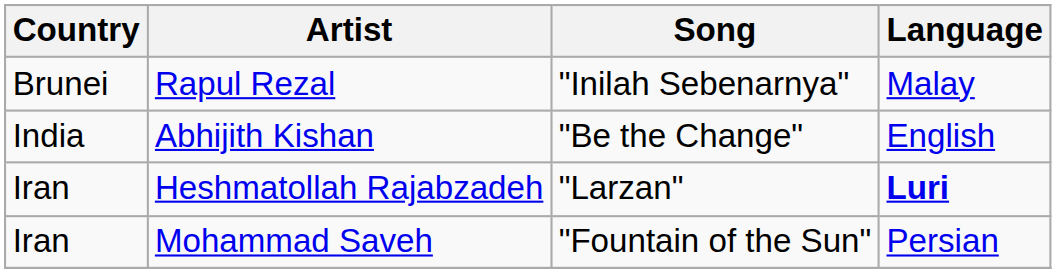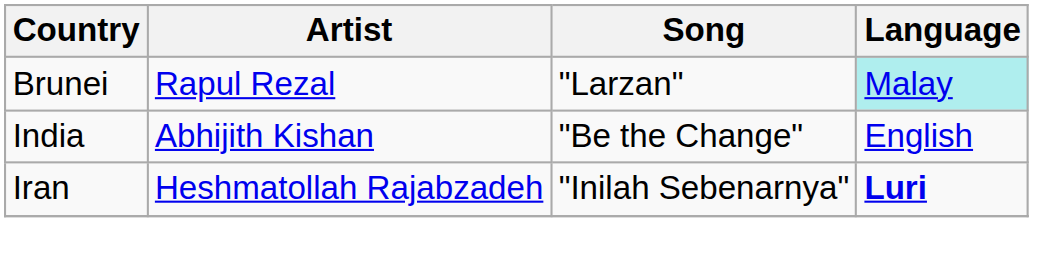(704, 83) "Inilah Sebenarnya" -> (621, 83) "Larzan"
(931, 83) no background -> (909, 83) paleturquoise background
(621, 188) "Larzan" -> (704, 188) "Inilah Sebenarnya"
- row: (294, 240)
